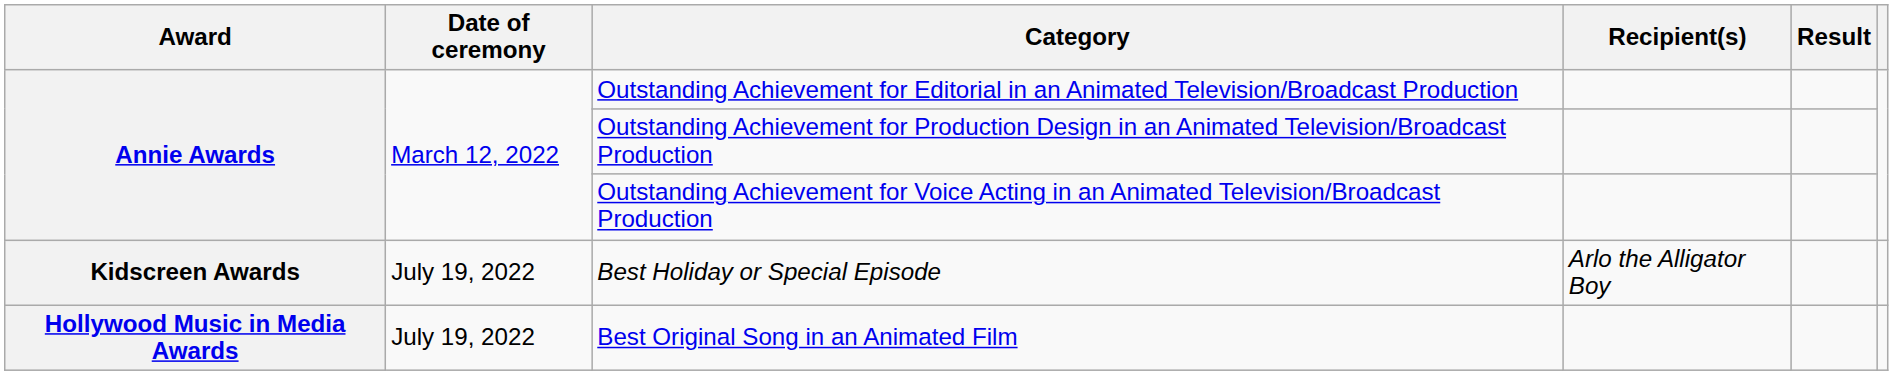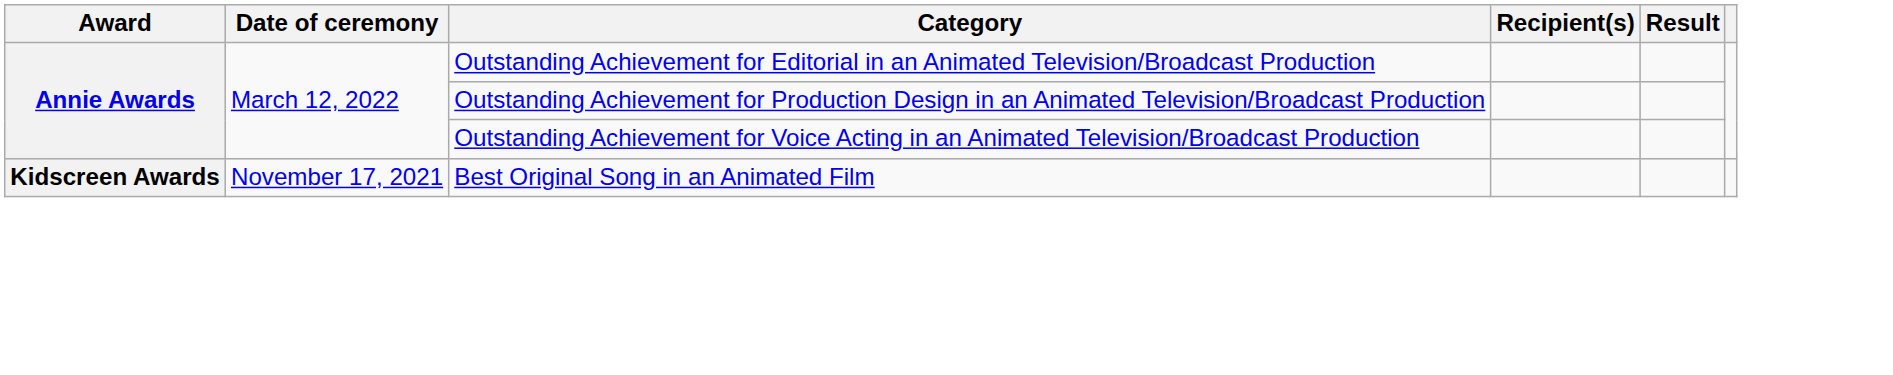- row: (769, 272)
(195, 337) Hollywood Music in Media Awards -> (115, 176) Kidscreen Awards
(463, 337) July 19, 2022 -> (337, 176) November 17, 2021
